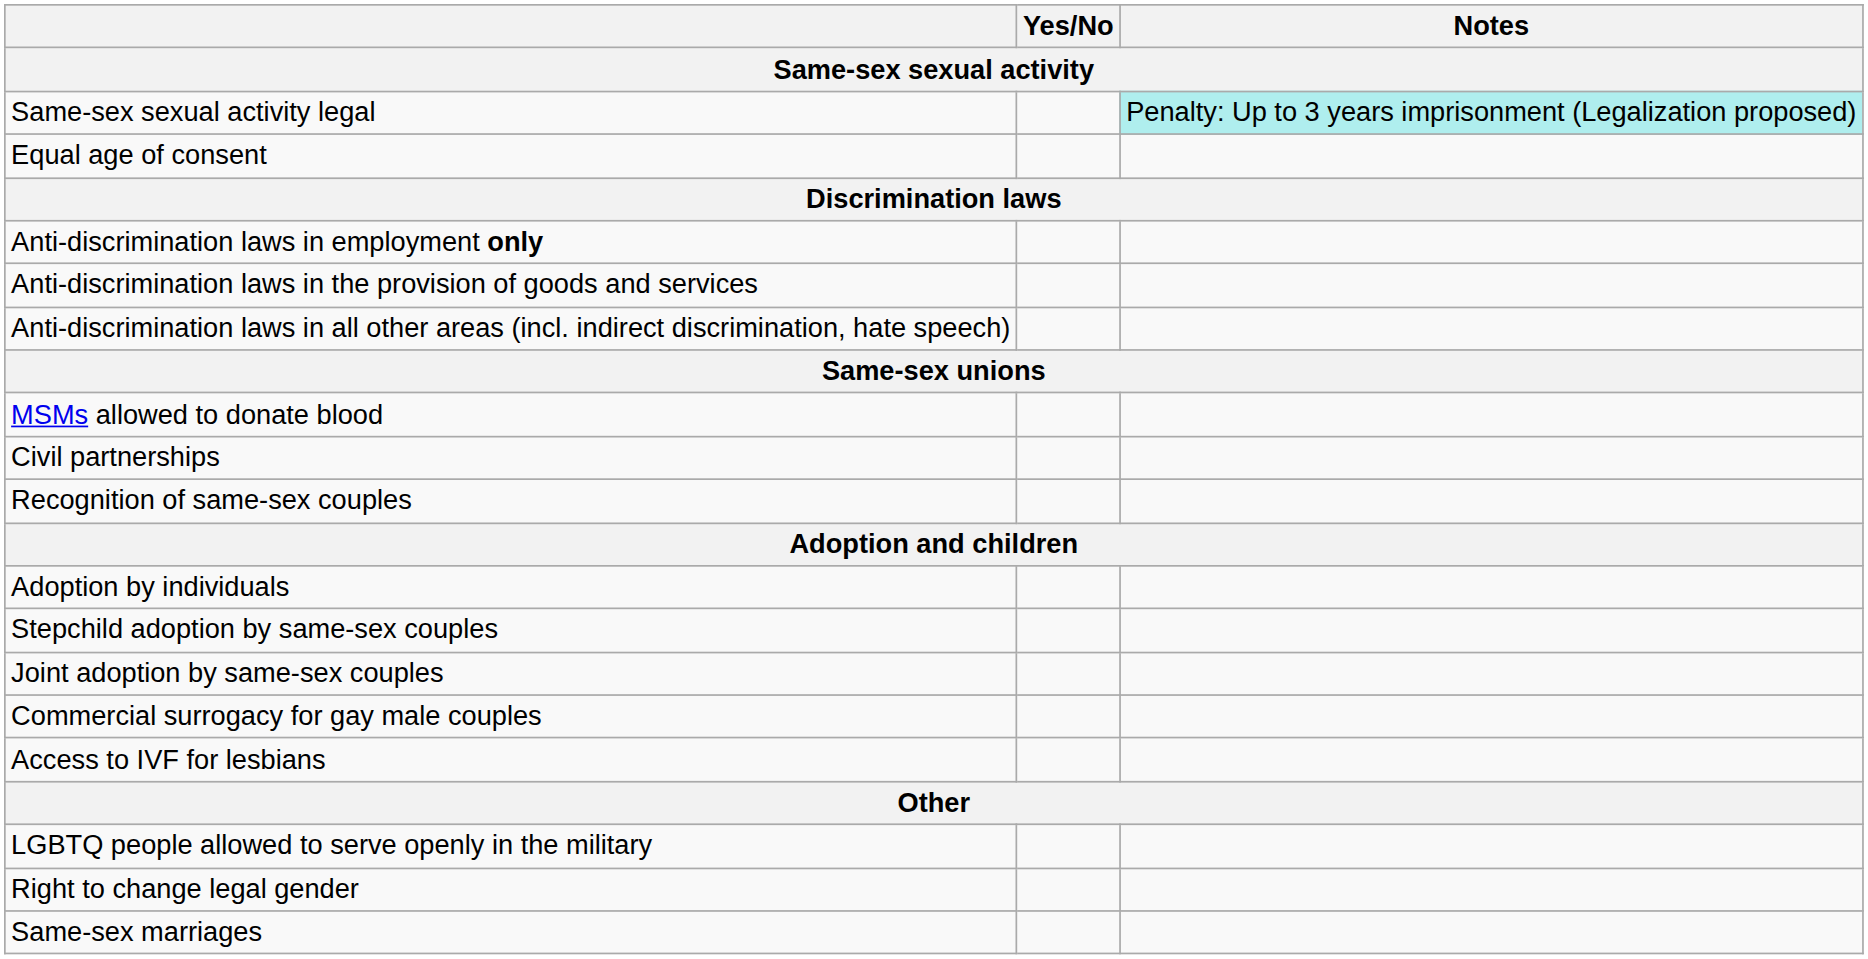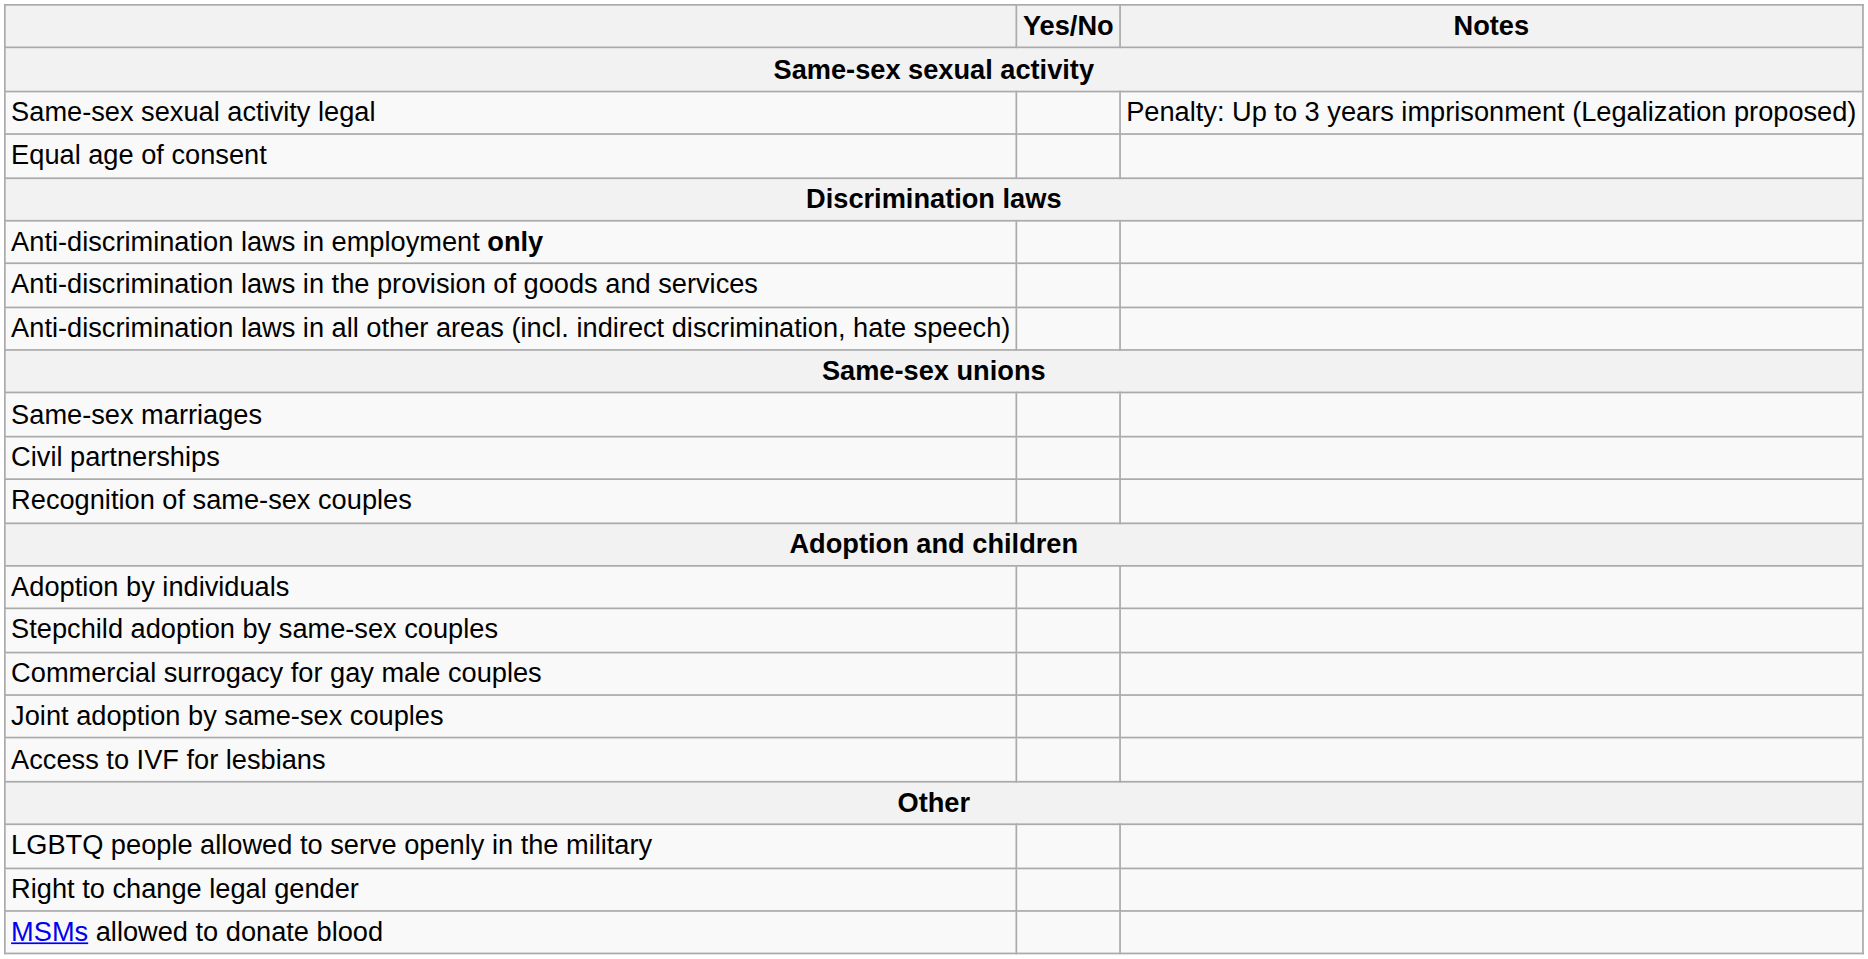(1491, 112) paleturquoise background -> (1491, 112) no background
rows swapped: (137, 931) <-> (197, 414)
rows swapped: (227, 673) <-> (276, 716)
